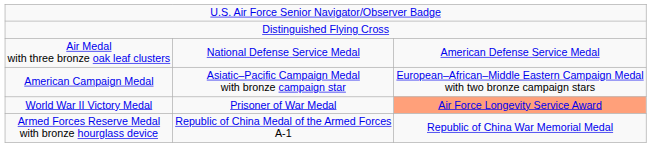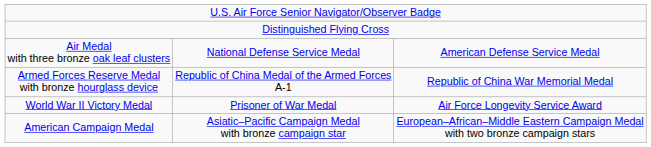rows swapped: (89, 82) <-> (89, 128)
(520, 105) lightsalmon background -> (520, 105) no background
